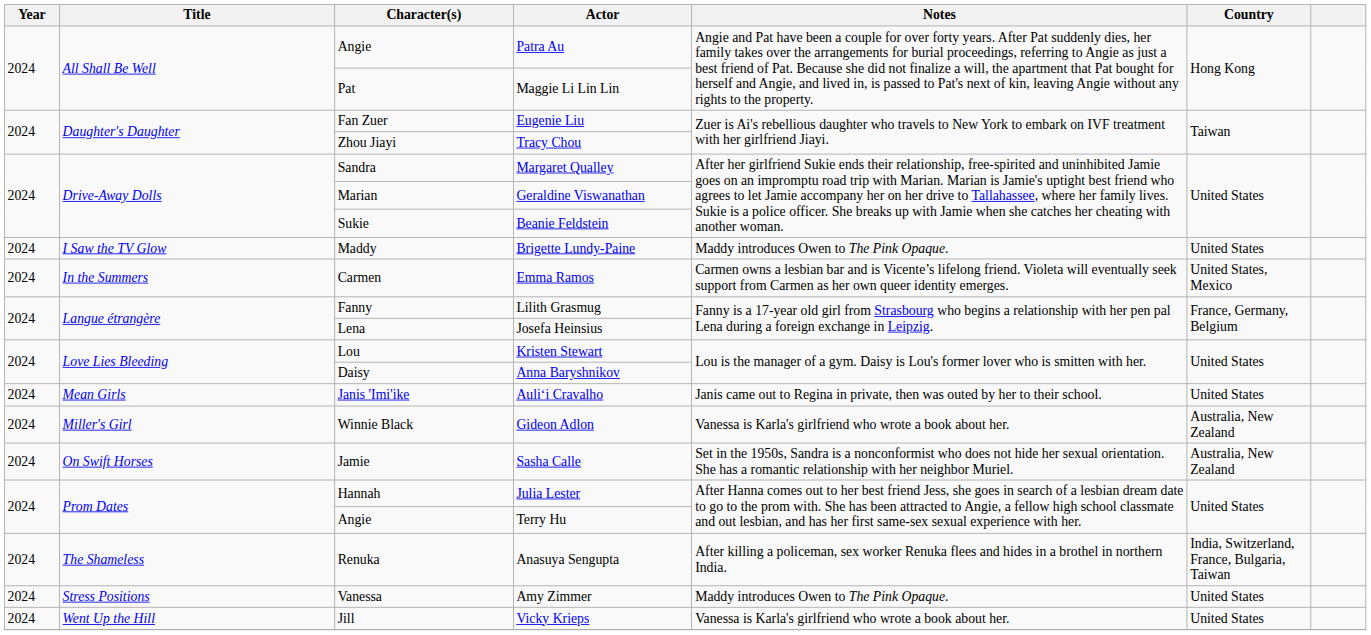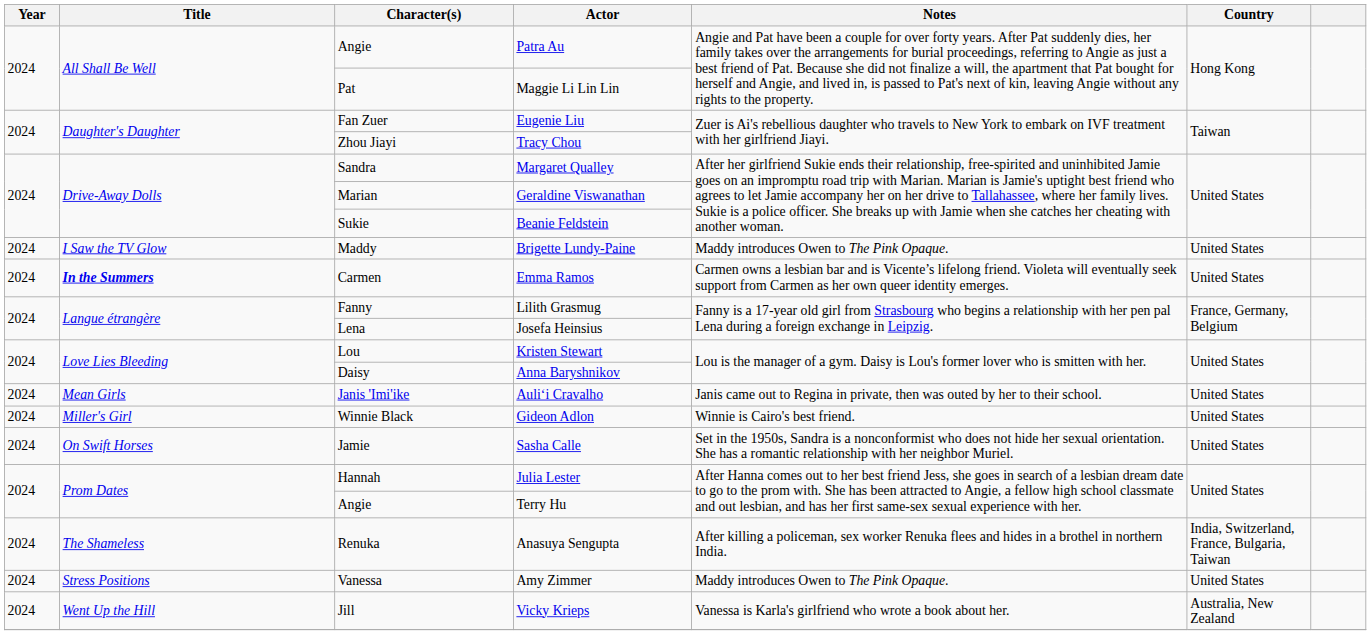(105, 277) normal -> (108, 277) bold
(1229, 277) United States, Mexico -> (1227, 277) United States
(852, 424) Vanessa is Karla's girlfriend who wrote a book about her. -> (775, 416) Winnie is Cairo's best friend.
(1232, 424) Australia, New Zealand -> (1227, 416) United States
(1232, 461) Australia, New Zealand -> (1227, 446) United States
(1227, 618) United States -> (1232, 610) Australia, New Zealand
